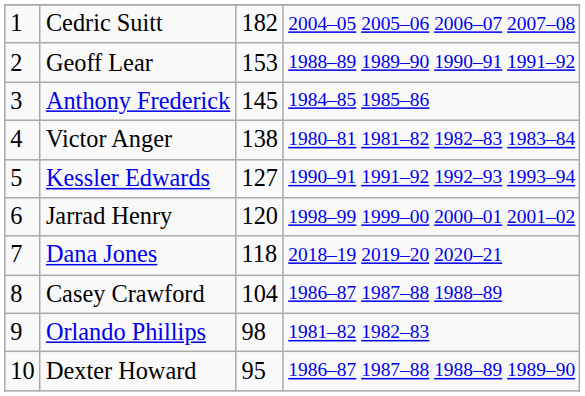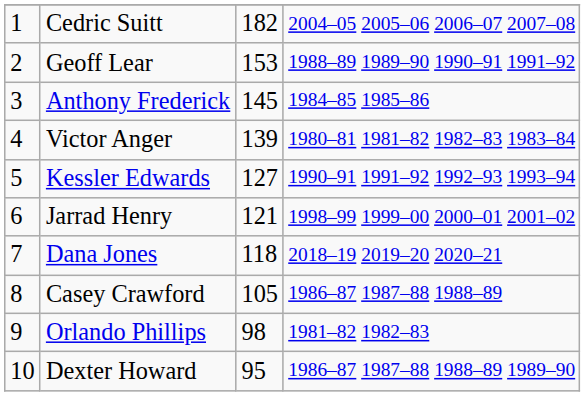(260, 139) 138 -> (260, 139) 139
(260, 216) 120 -> (260, 216) 121
(260, 293) 104 -> (260, 293) 105
